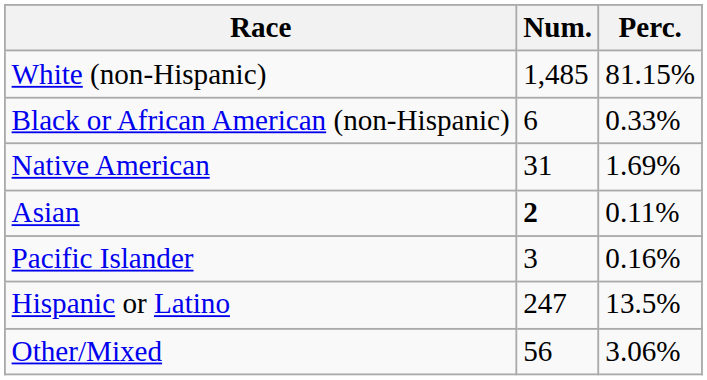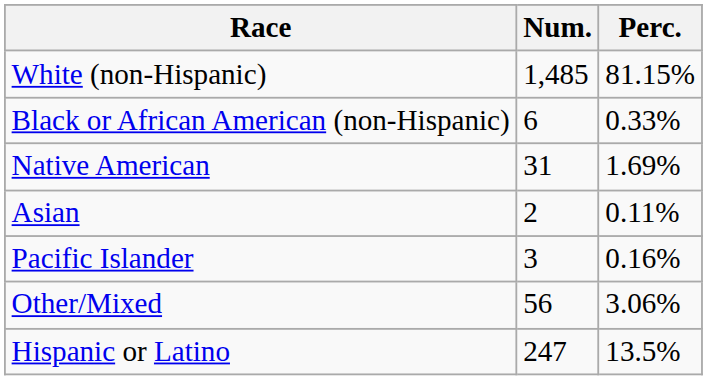(530, 212) bold -> (530, 212) normal
rows swapped: (87, 350) <-> (121, 304)
